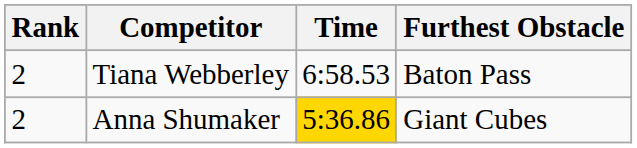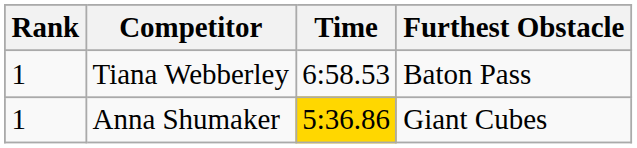(19, 73) 2 -> (19, 73) 1
(19, 119) 2 -> (19, 119) 1
